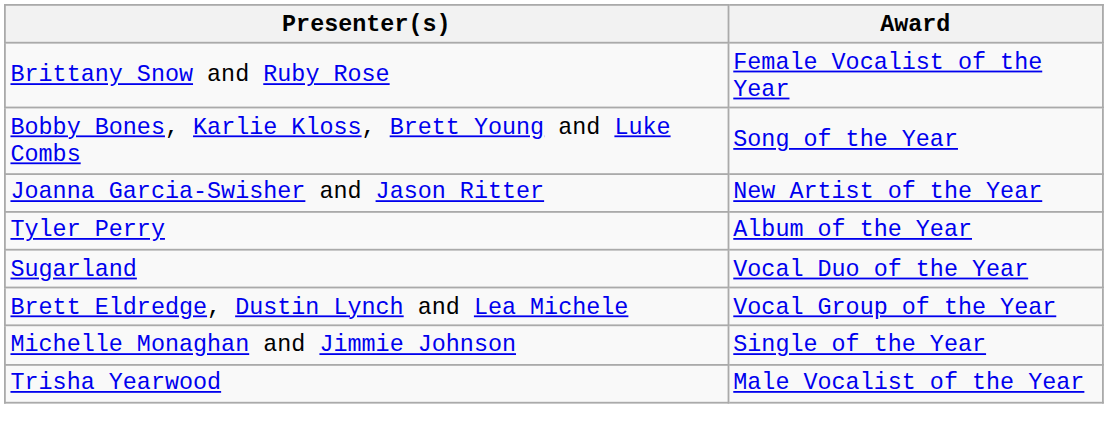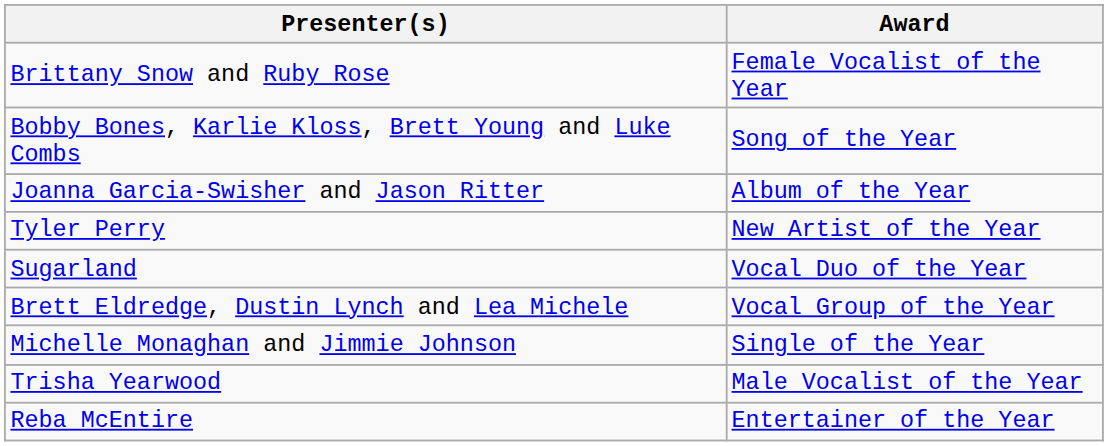(888, 192) New Artist of the Year -> (851, 192) Album of the Year
(853, 231) Album of the Year -> (886, 231) New Artist of the Year
+ row: (102, 421)
